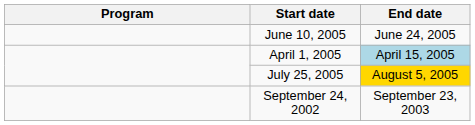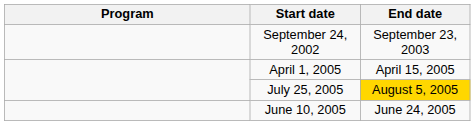rows swapped: (305, 103) <-> (305, 34)
(415, 55) lightblue background -> (415, 69) no background
